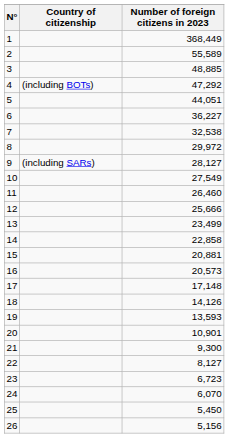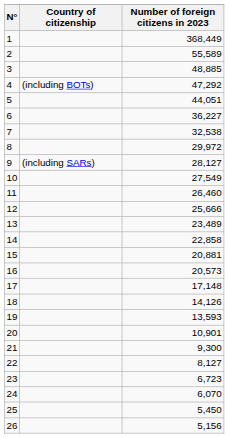(207, 224) 23,499 -> (207, 224) 23,489
